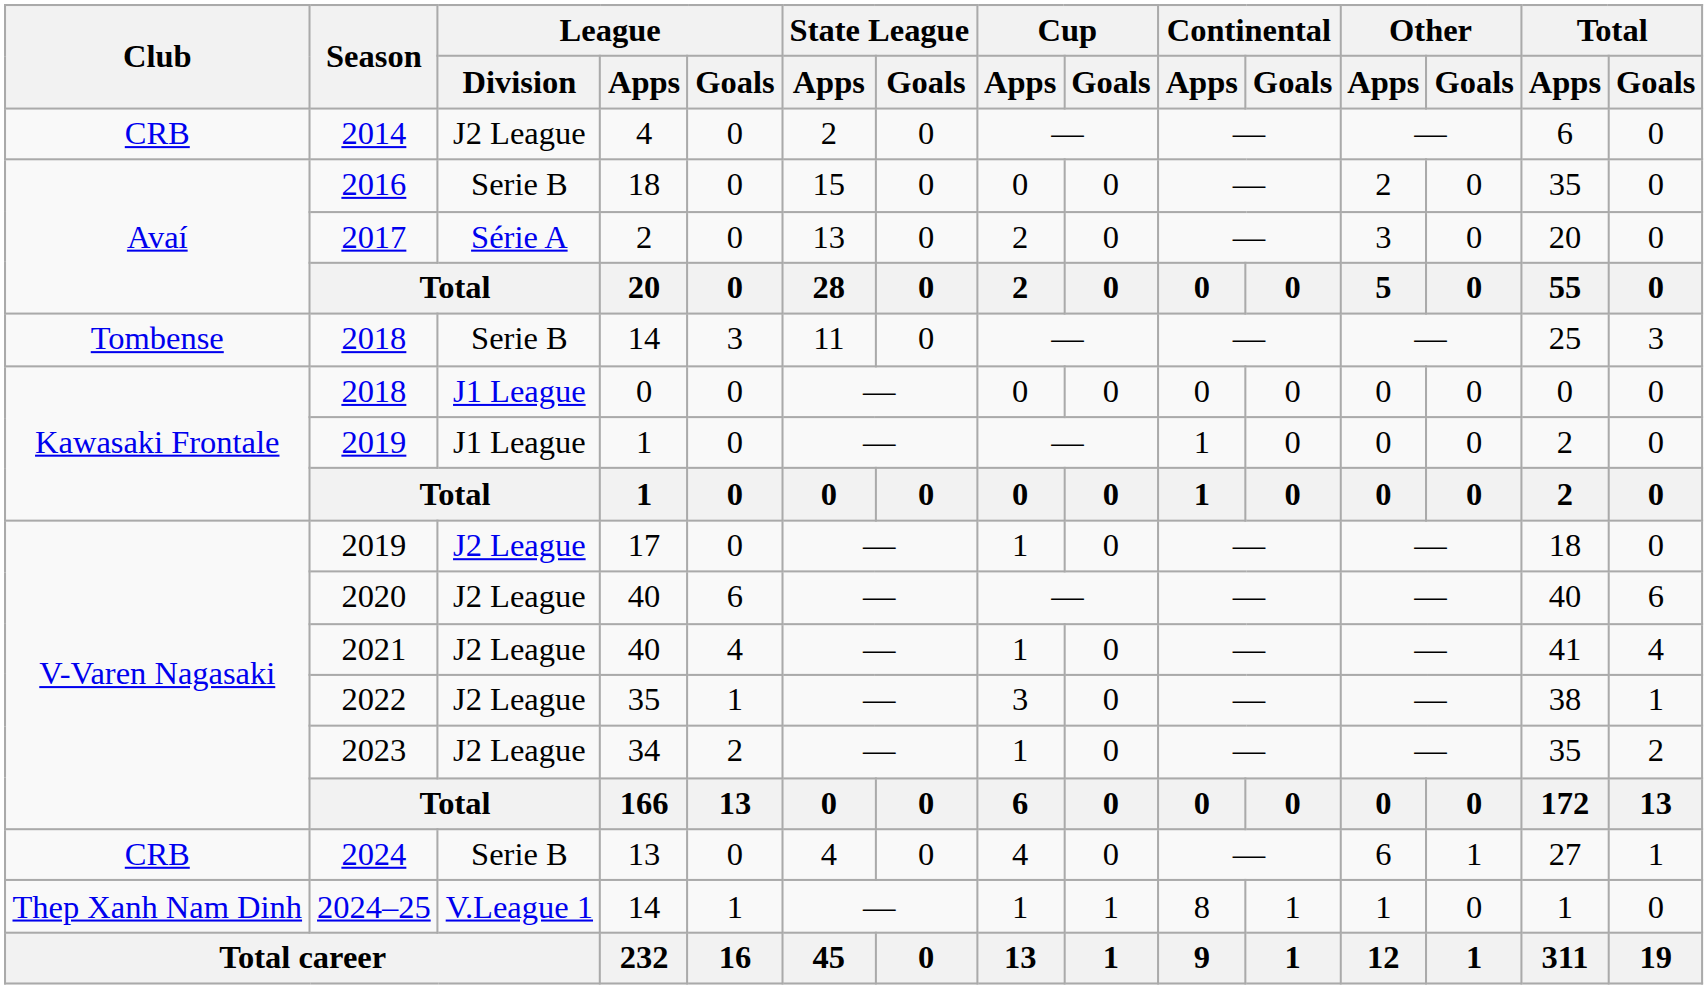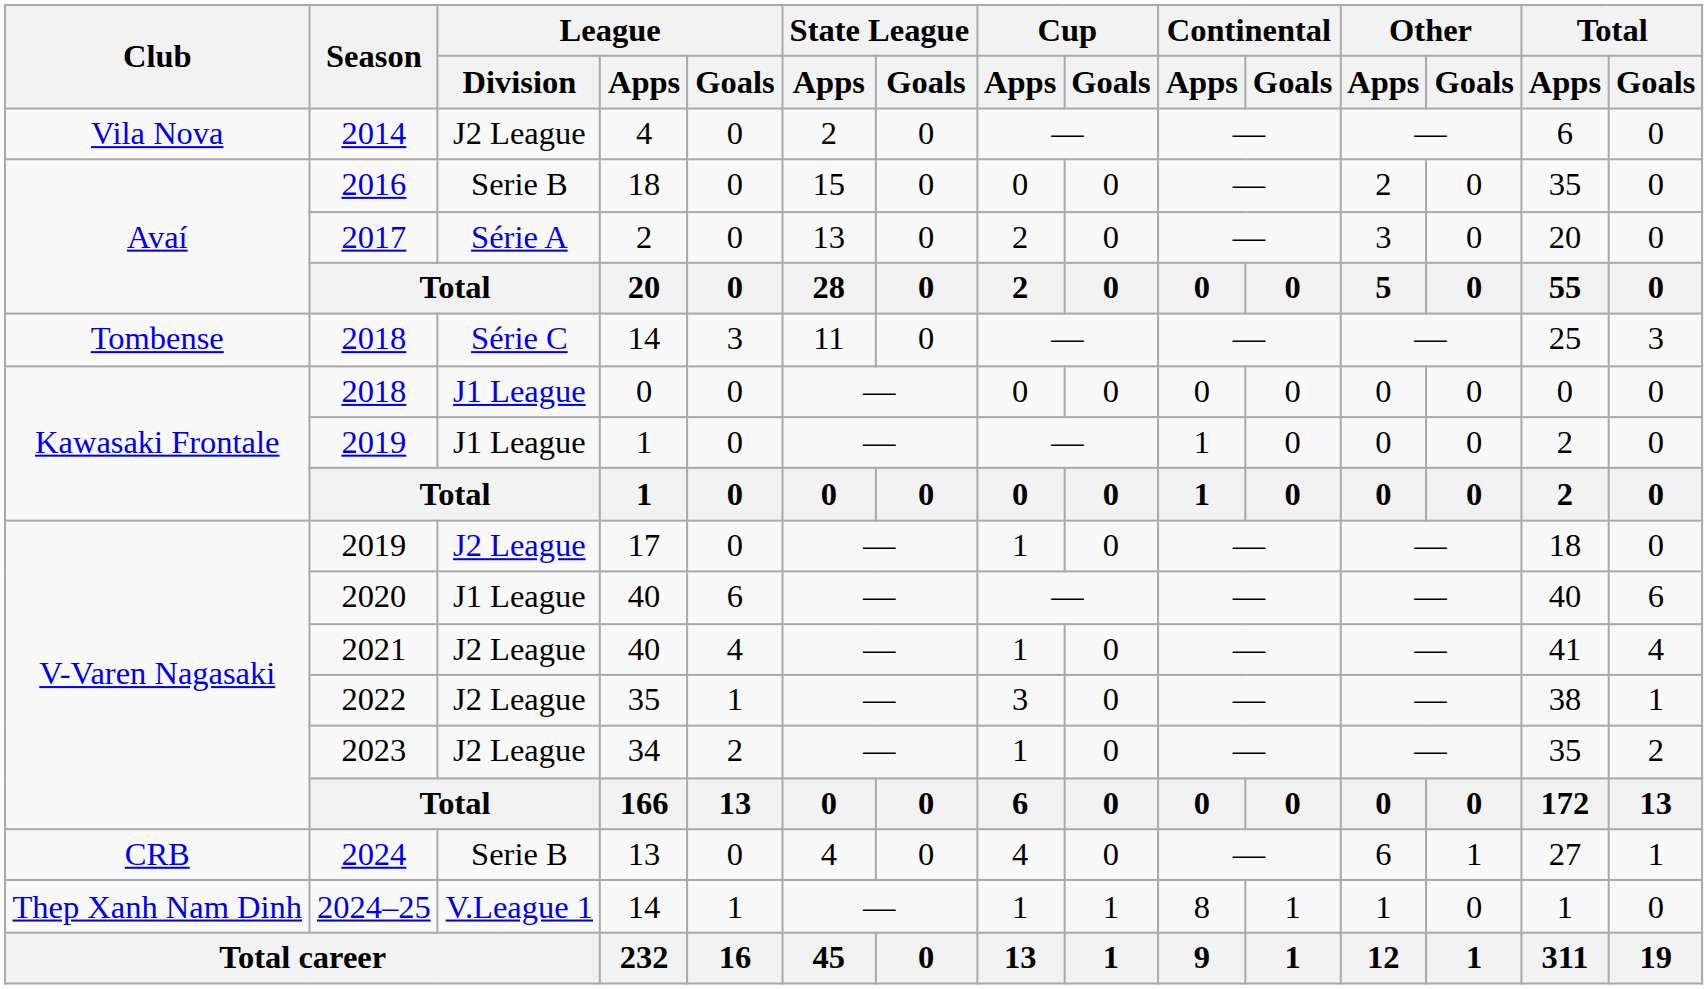(157, 133) CRB -> (157, 133) Vila Nova
(519, 339) Serie B -> (519, 339) Série C
(519, 596) J2 League -> (519, 596) J1 League
